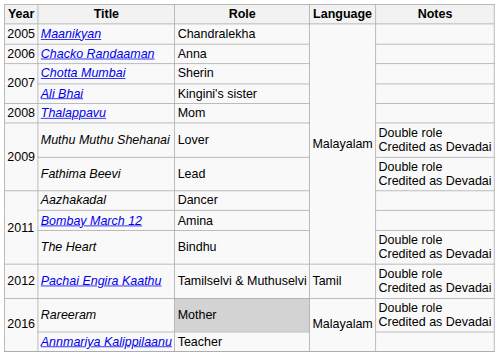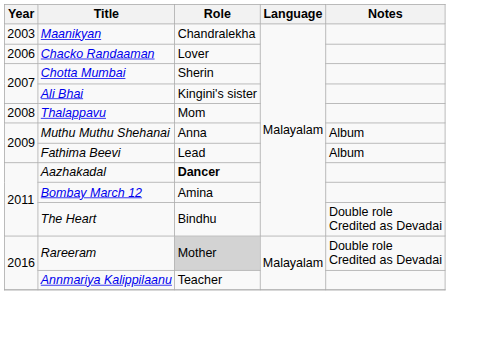(21, 34) 2005 -> (21, 34) 2003
(192, 53) Anna -> (193, 53) Lover
(193, 140) Lover -> (192, 133) Anna
(435, 140) Double role Credited as Devadai -> (347, 133) Album
(435, 174) Double role Credited as Devadai -> (347, 152) Album
(198, 200) normal -> (199, 172) bold
- row: (101, 281)
